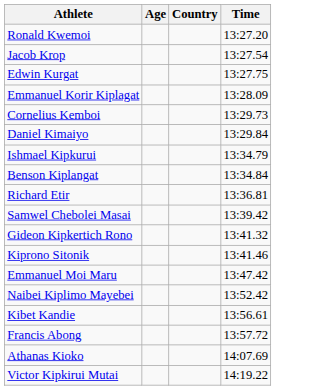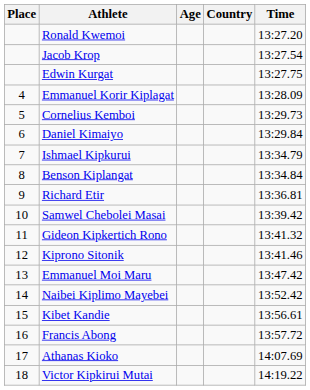+ column: (22, 14)
